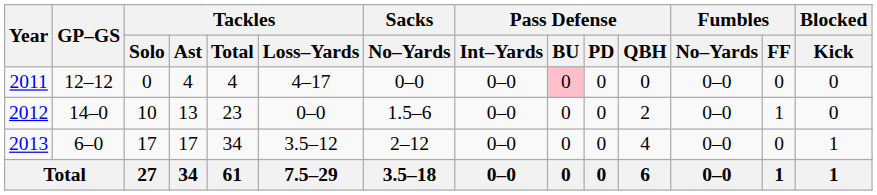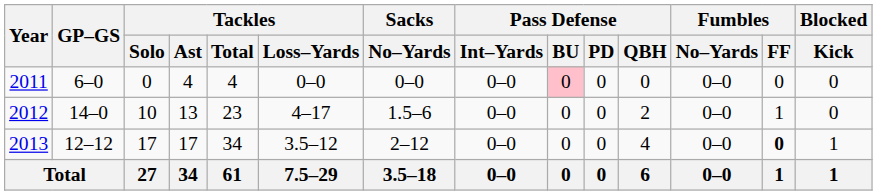(89, 81) 12–12 -> (89, 81) 6–0
(311, 81) 4–17 -> (311, 81) 0–0
(311, 112) 0–0 -> (311, 112) 4–17
(89, 143) 6–0 -> (89, 143) 12–12
(779, 143) normal -> (779, 143) bold
